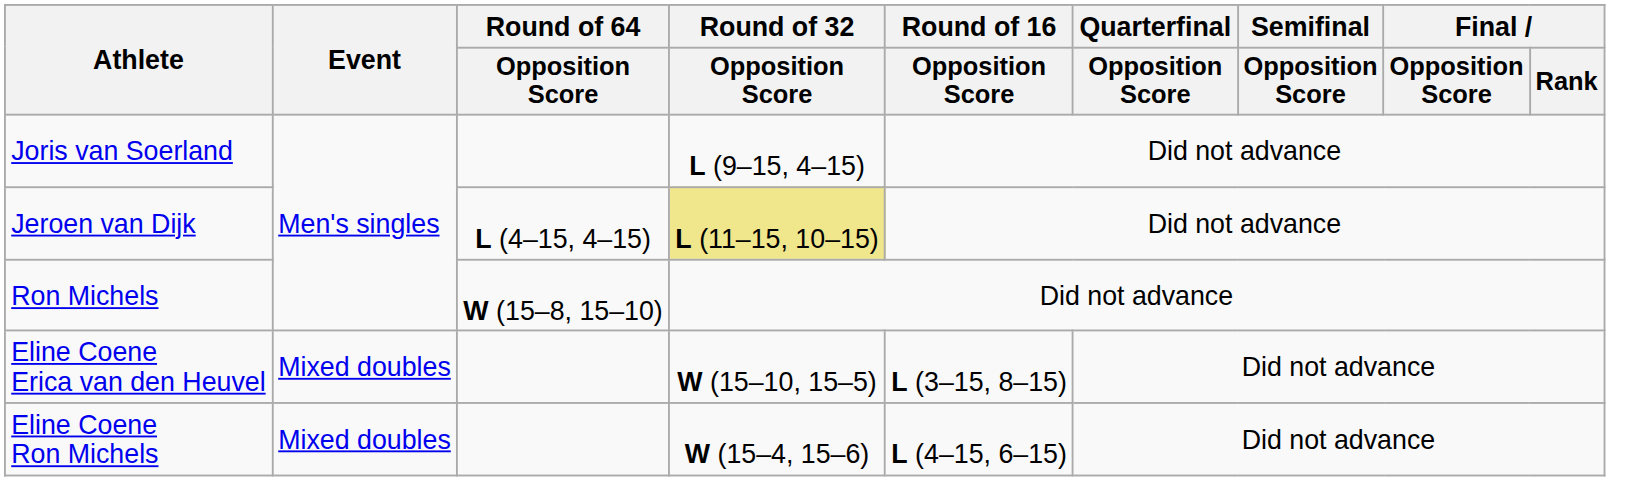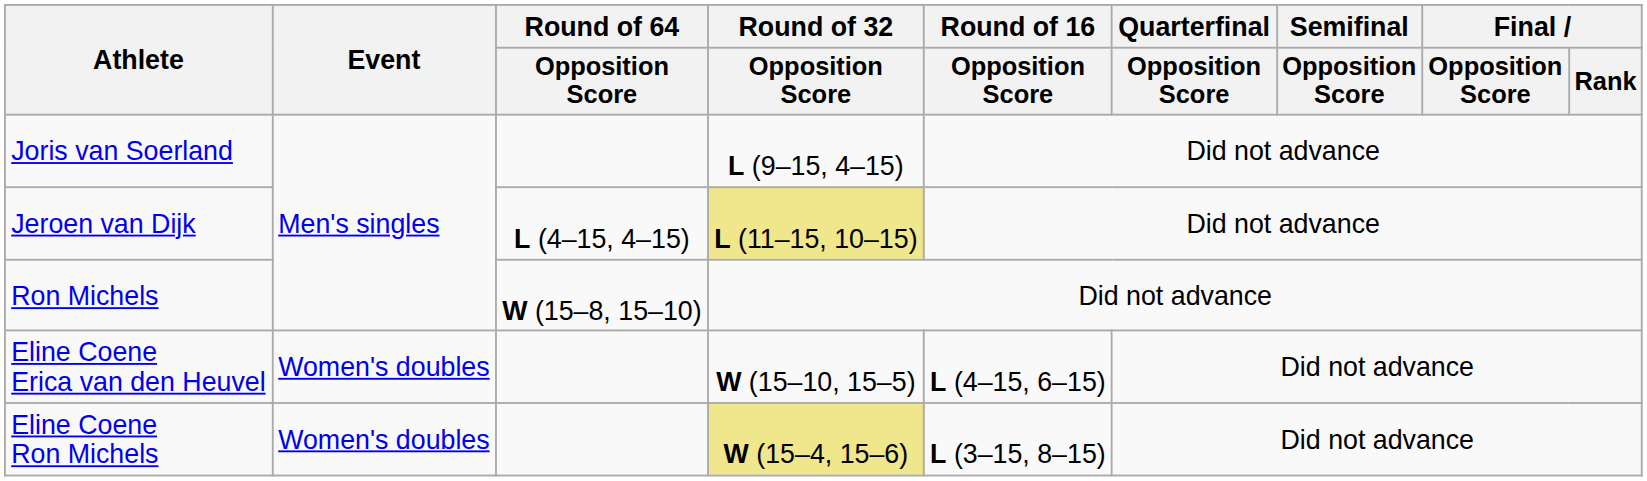(365, 368) Mixed doubles -> (384, 368) Women's doubles
(979, 383) L (3–15, 8–15) -> (1018, 383) L (4–15, 6–15)
(365, 440) Mixed doubles -> (384, 440) Women's doubles
(777, 455) no background -> (816, 455) khaki background
(979, 455) L (4–15, 6–15) -> (1018, 455) L (3–15, 8–15)
